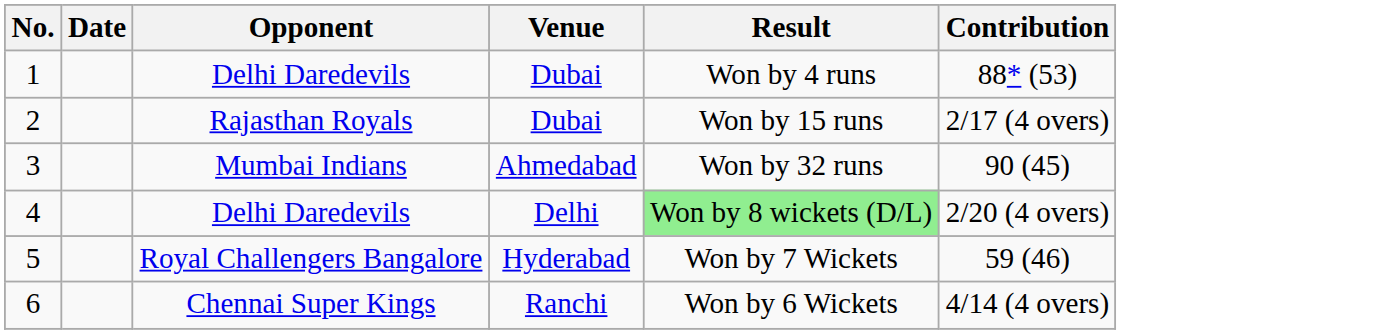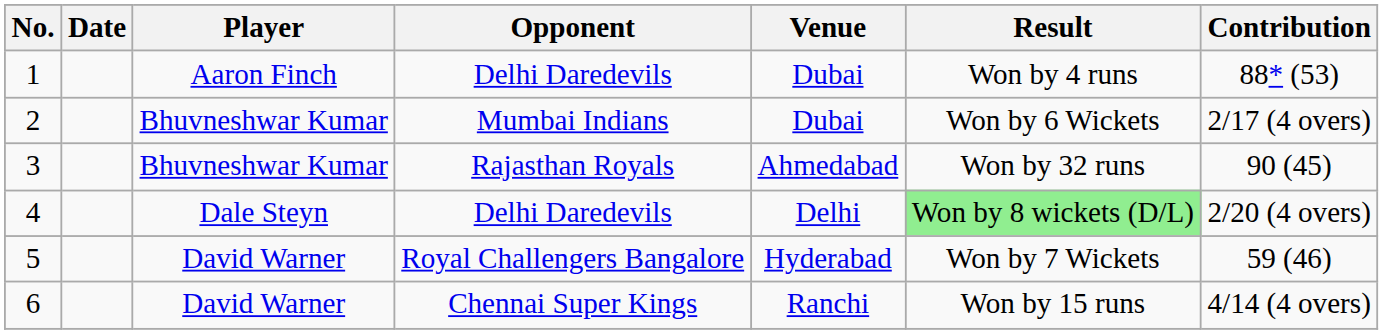+ column: (264, 27)
(311, 119) Rajasthan Royals -> (573, 119) Mumbai Indians
(791, 119) Won by 15 runs -> (1053, 119) Won by 6 Wickets
(311, 166) Mumbai Indians -> (573, 166) Rajasthan Royals
(791, 304) Won by 6 Wickets -> (1053, 304) Won by 15 runs
